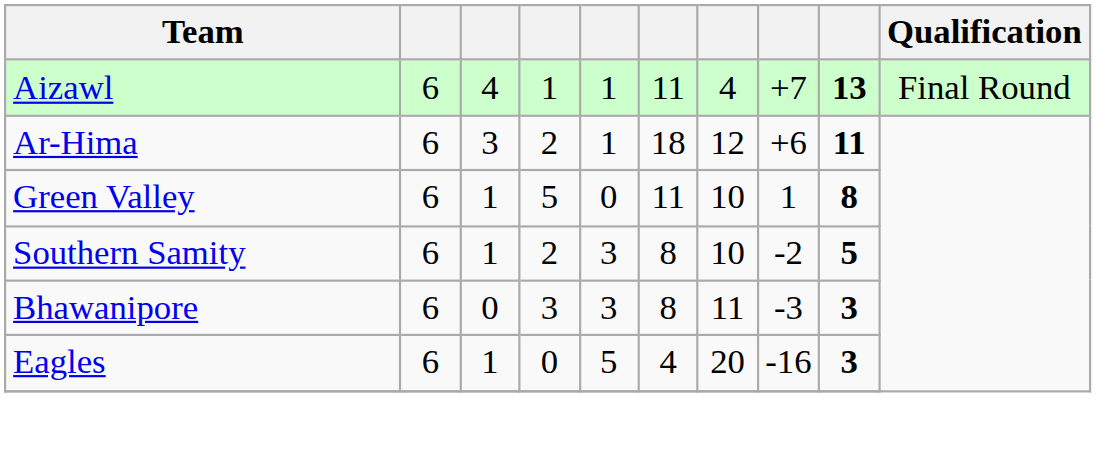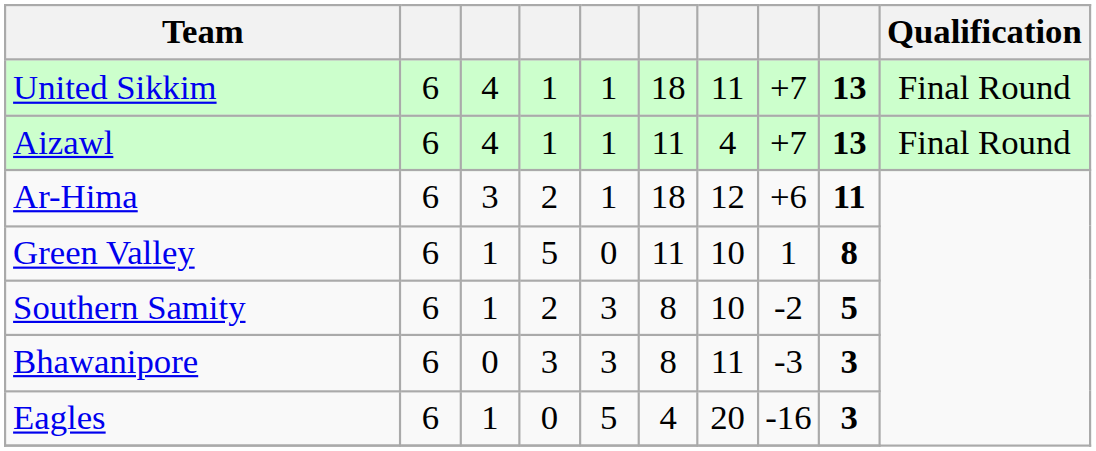+ row: (115, 87)
